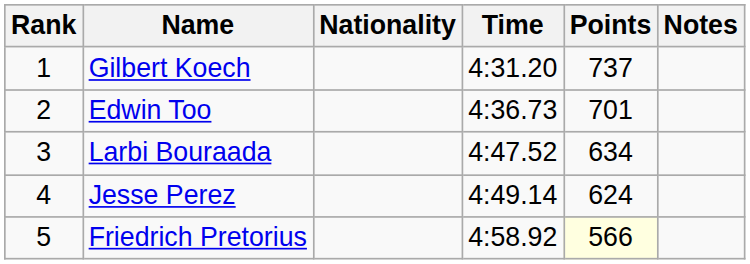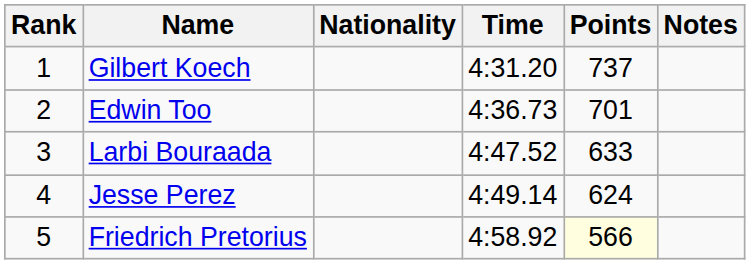(610, 152) 634 -> (610, 152) 633
